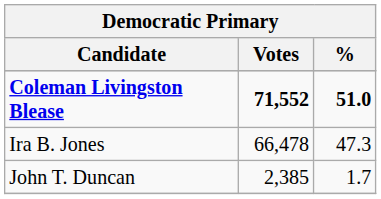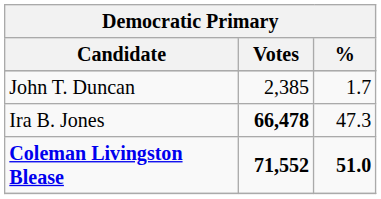rows swapped: (96, 99) <-> (72, 177)
(281, 144) normal -> (281, 120) bold
